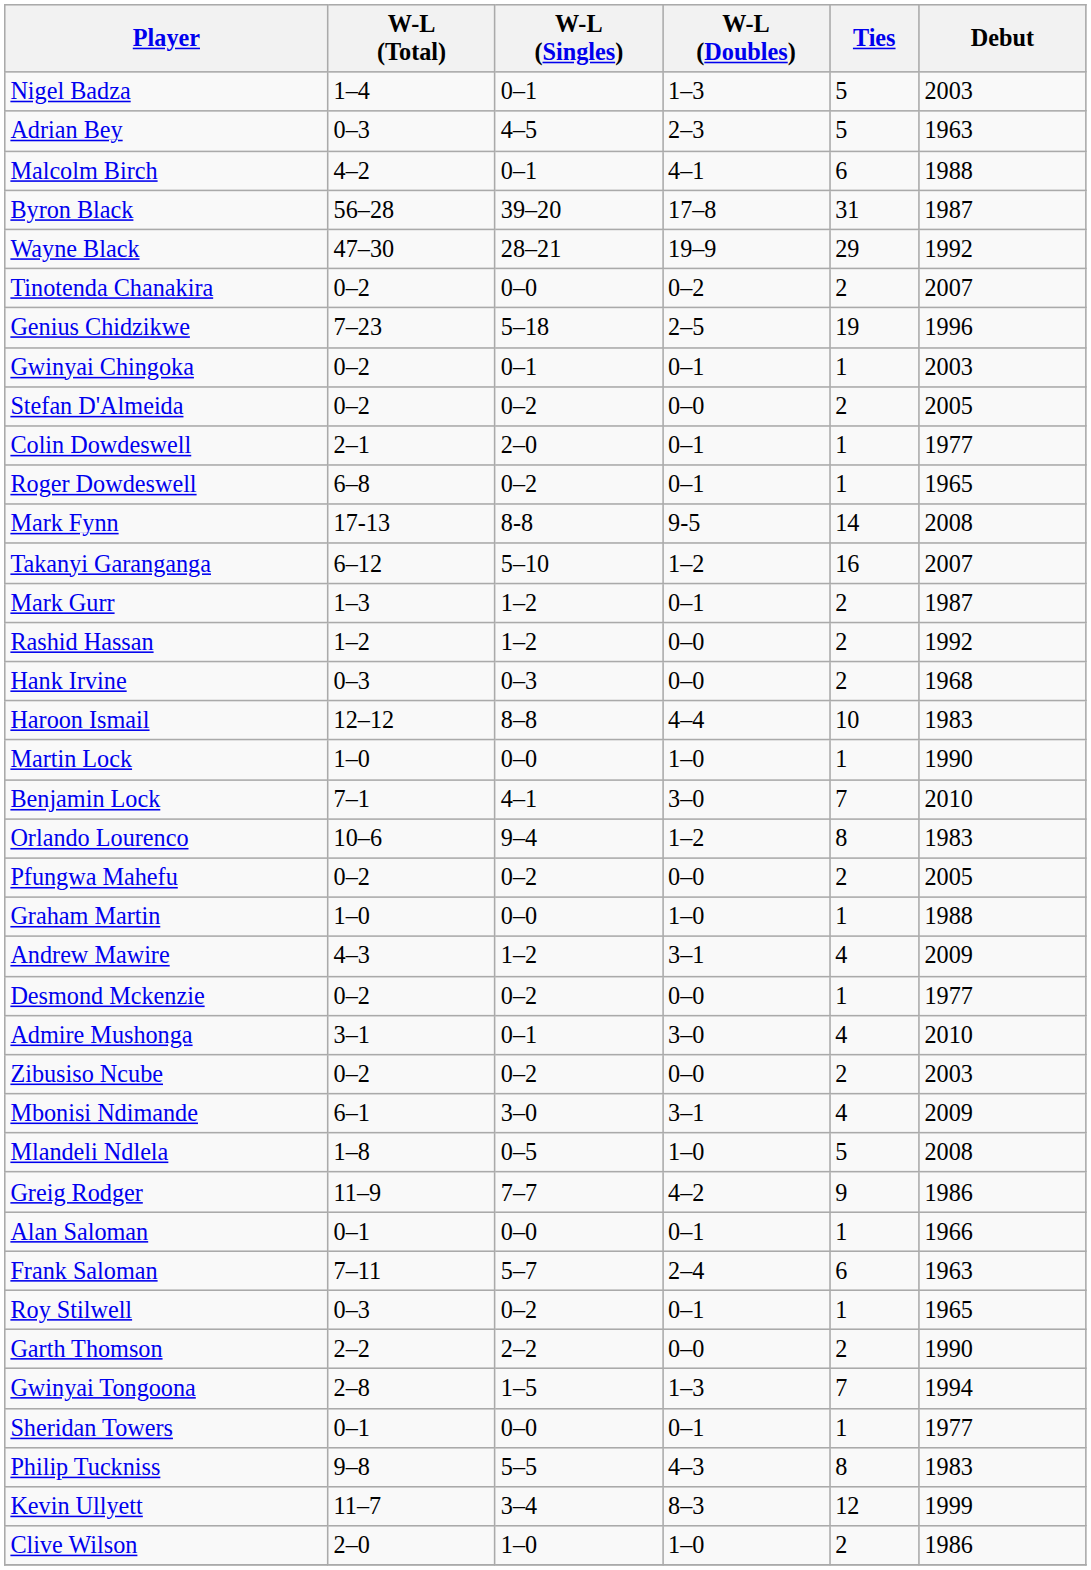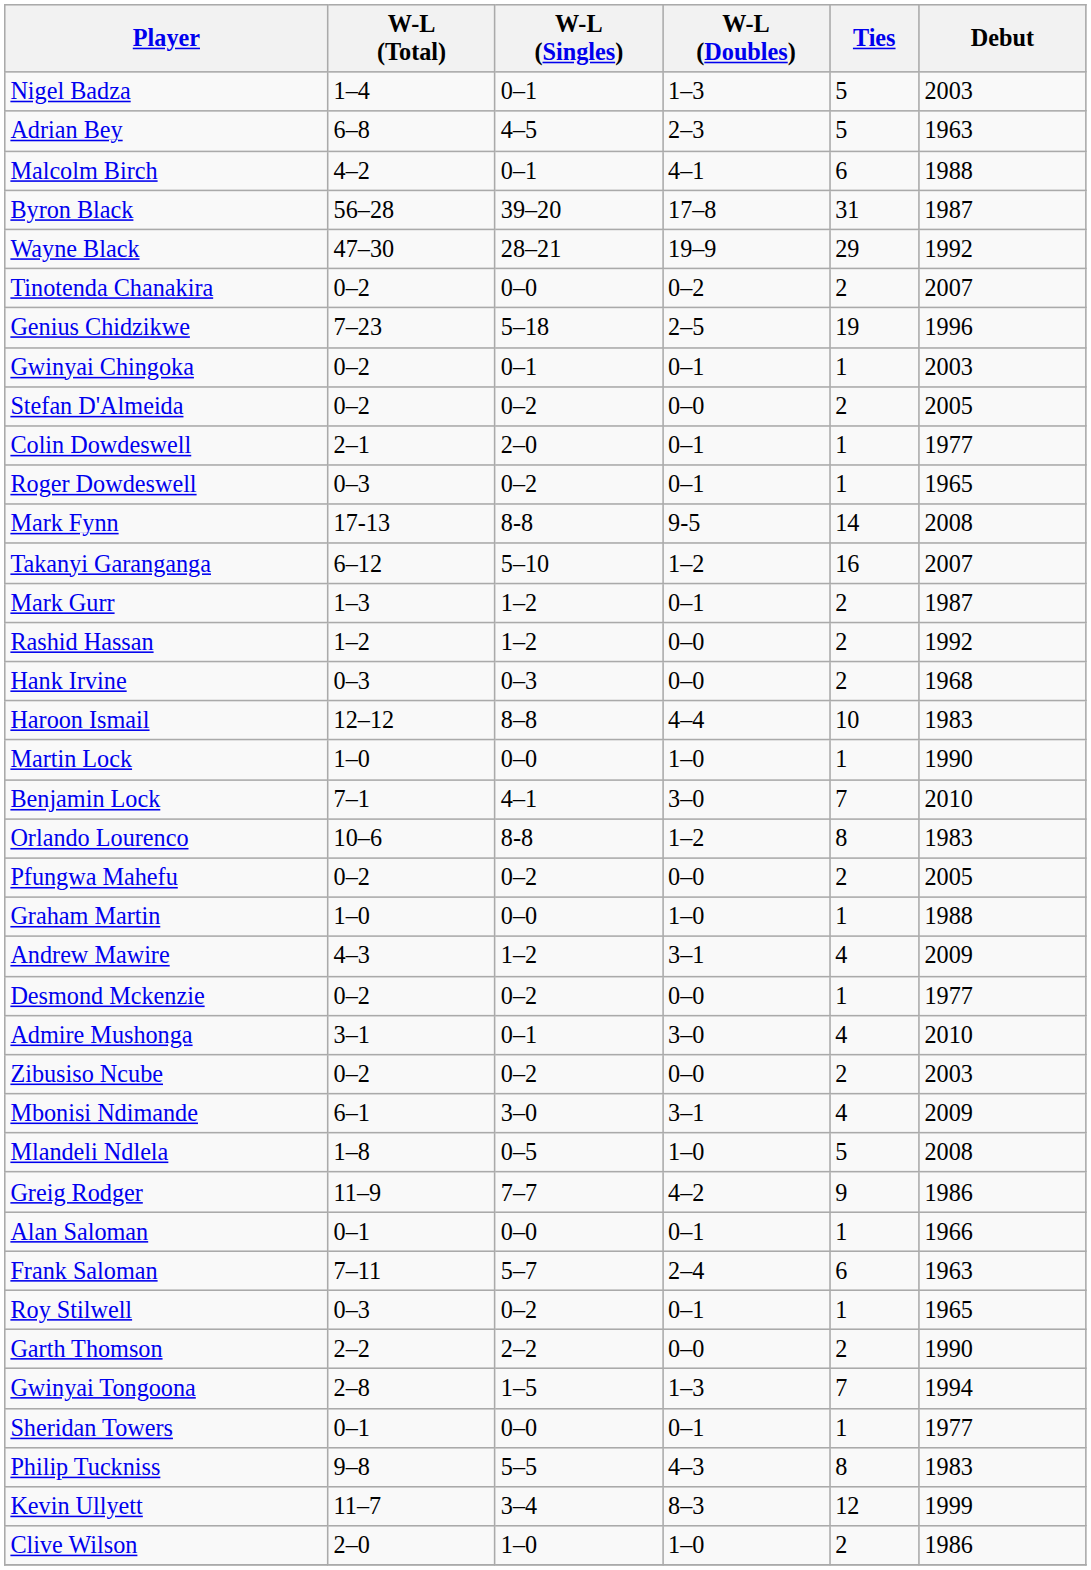(352, 130) 0–3 -> (352, 130) 6–8
(352, 483) 6–8 -> (352, 483) 0–3
(519, 837) 9–4 -> (517, 837) 8-8
